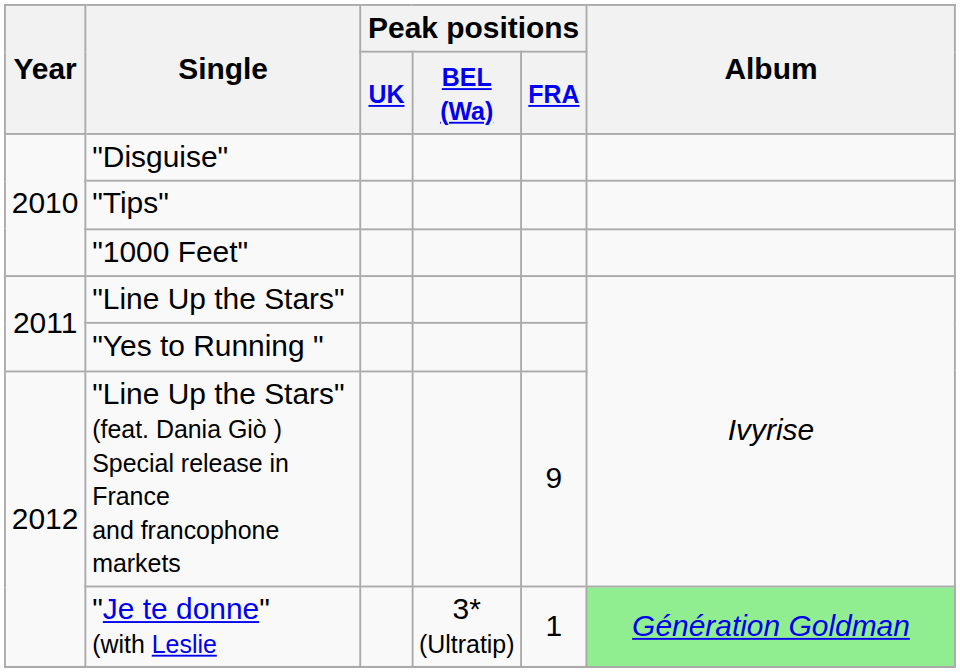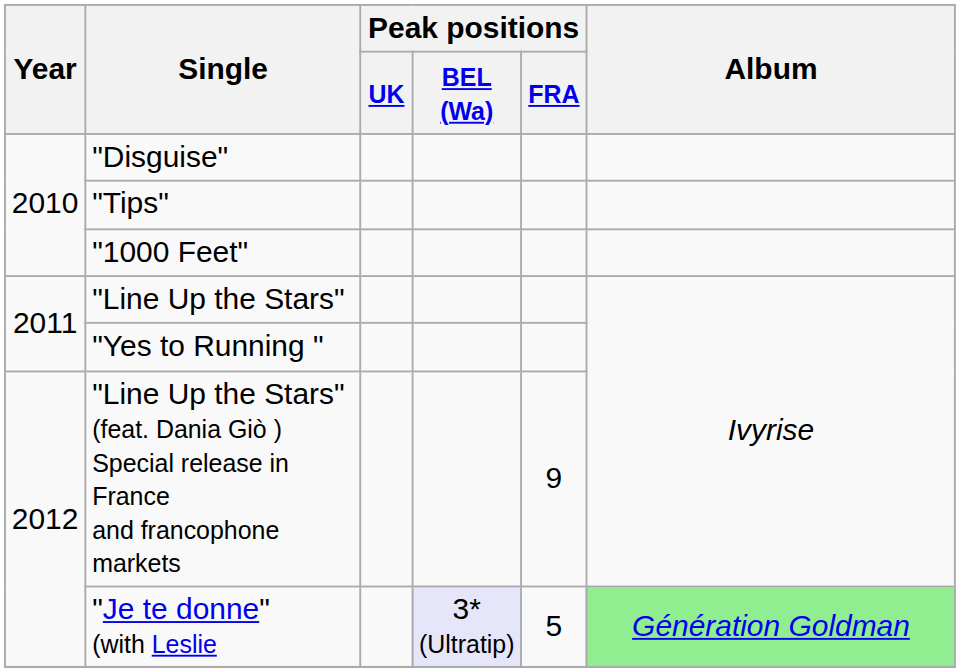(467, 626) no background -> (467, 626) lavender background
(554, 626) 1 -> (554, 626) 5
